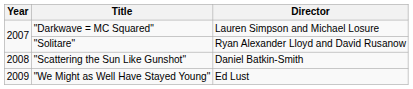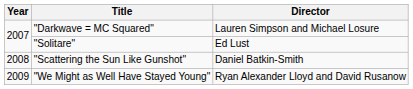(310, 44) Ryan Alexander Lloyd and David Rusanow -> (232, 44) Ed Lust
(232, 76) Ed Lust -> (310, 76) Ryan Alexander Lloyd and David Rusanow
